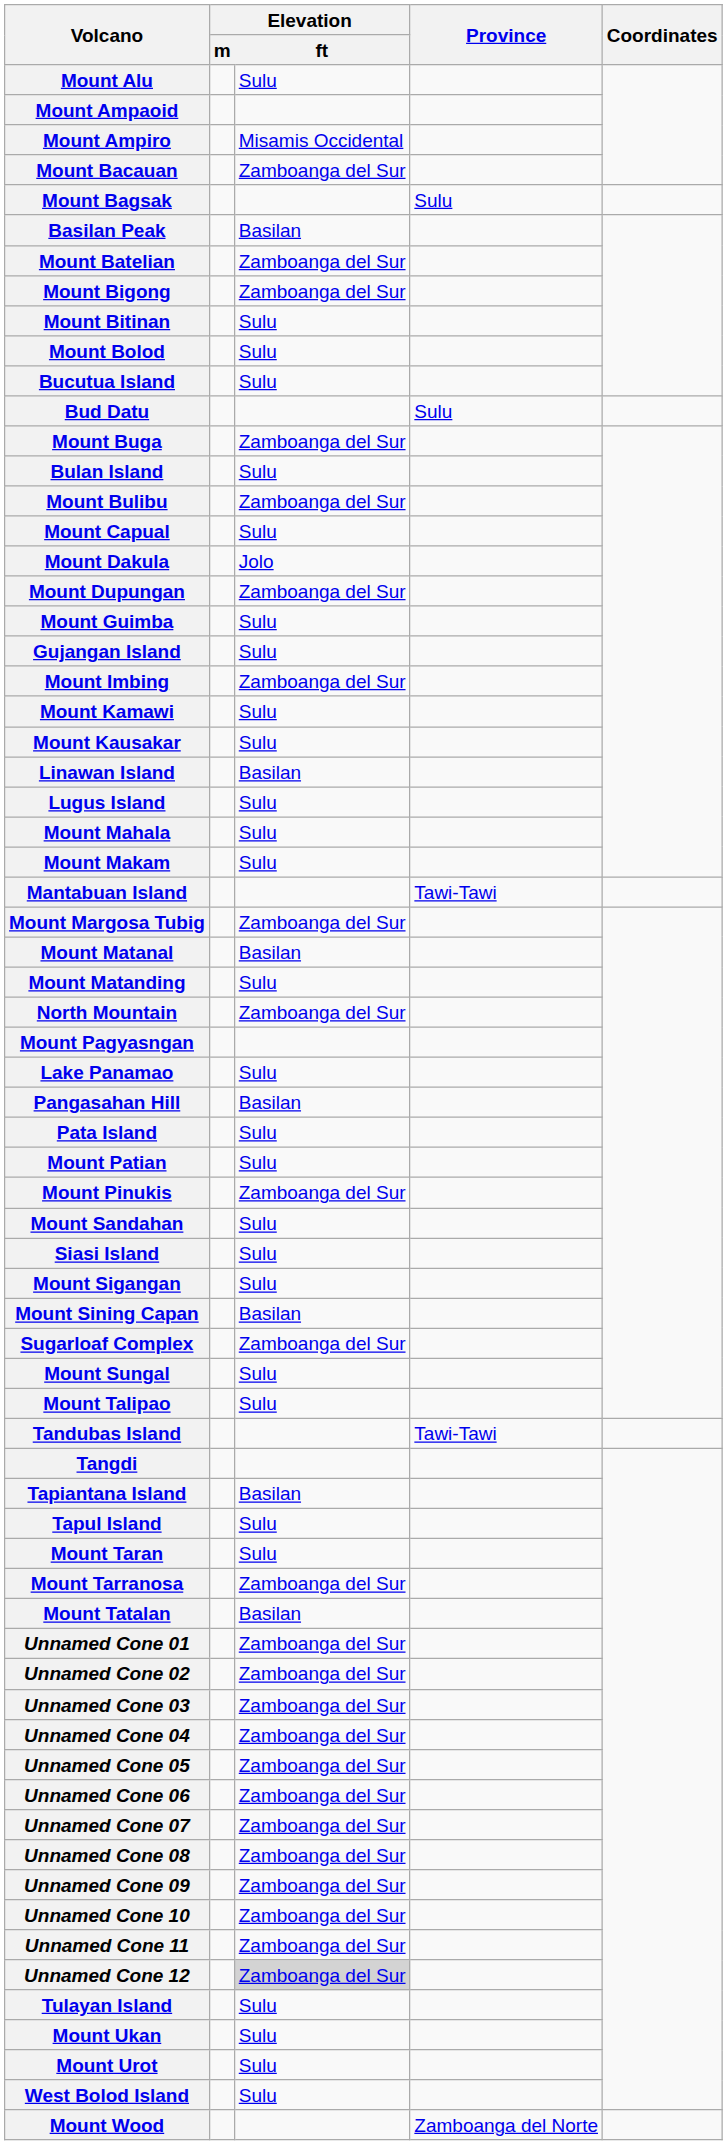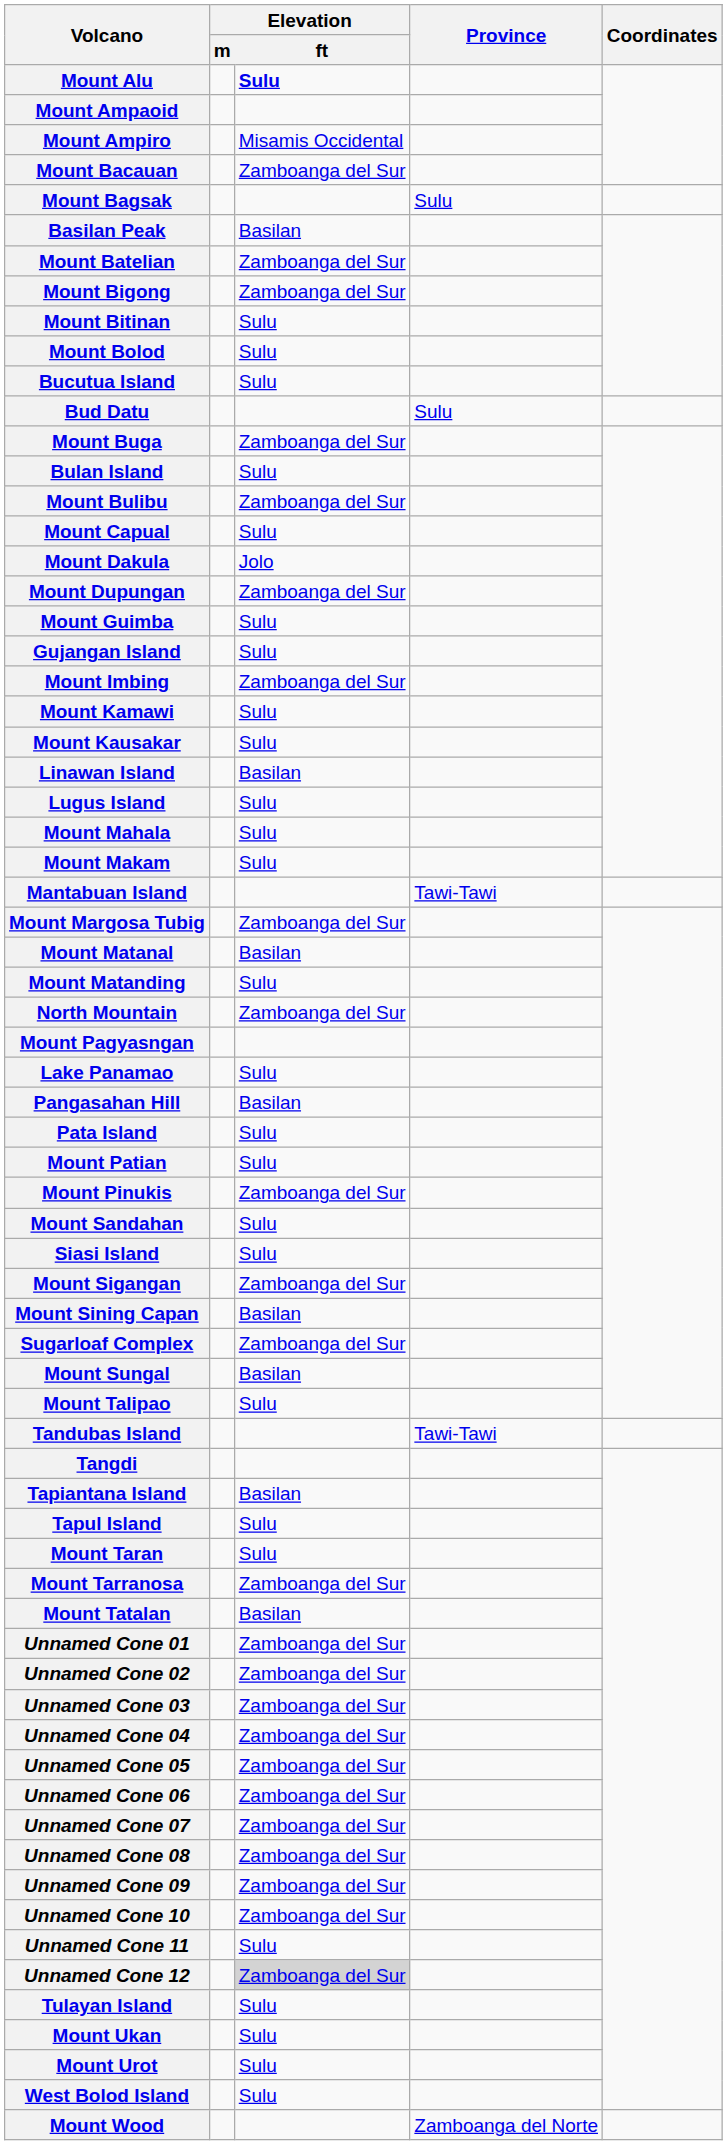(258, 80) normal -> (259, 80) bold
(258, 1283) Sulu -> (322, 1283) Zamboanga del Sur
(258, 1373) Sulu -> (270, 1373) Basilan
(322, 1945) Zamboanga del Sur -> (258, 1945) Sulu
